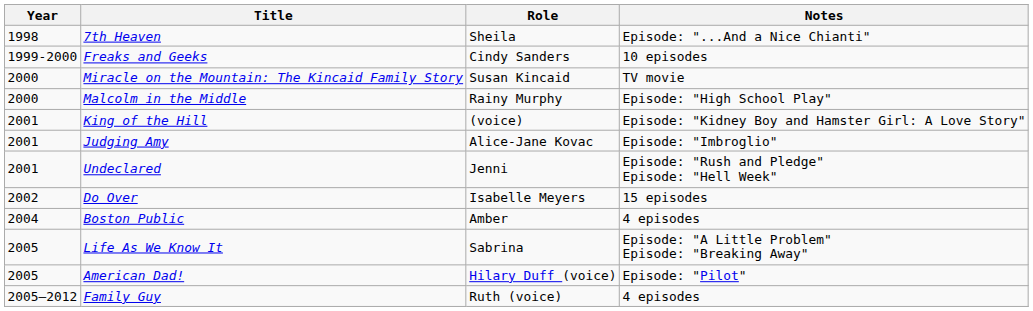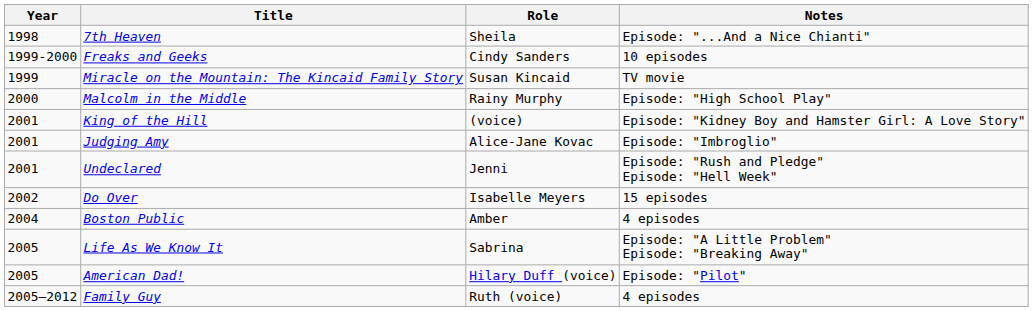(23, 78) 2000 -> (23, 78) 1999
